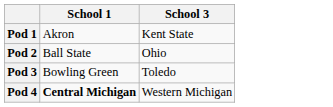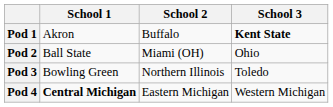+ column: (185, 14)
(168, 33) normal -> (263, 33) bold
